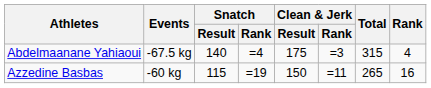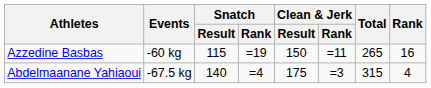rows swapped: (55, 73) <-> (74, 54)
